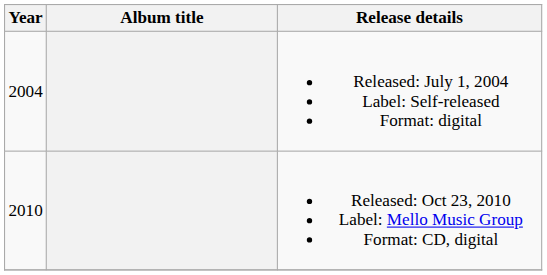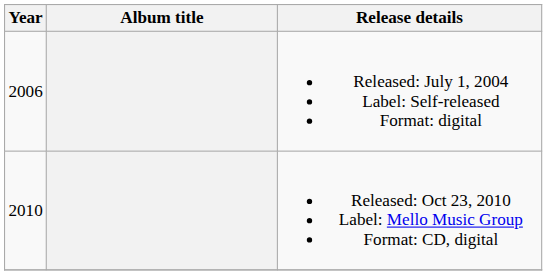(26, 91) 2004 -> (26, 91) 2006
